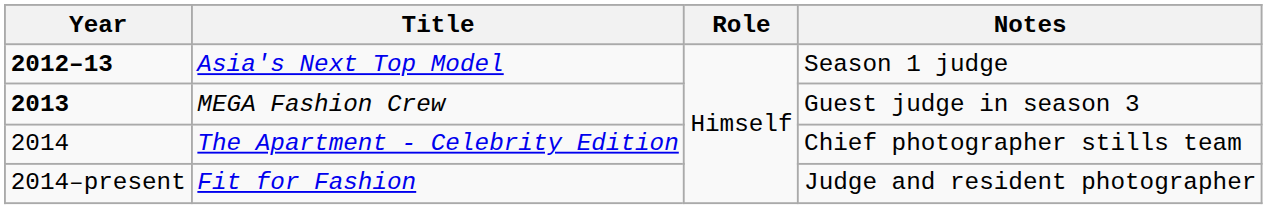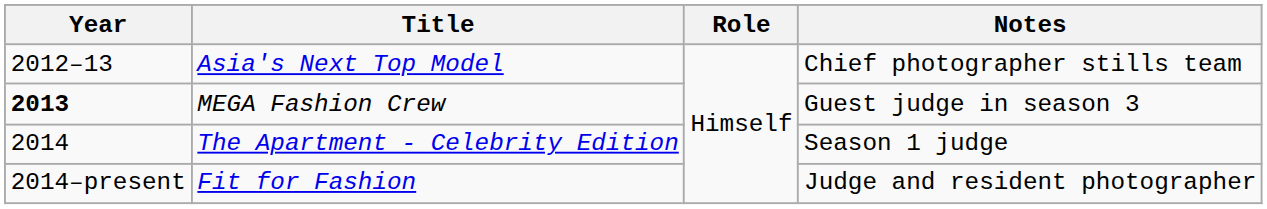(62, 64) bold -> (62, 64) normal
(906, 64) Season 1 judge -> (1023, 64) Chief photographer stills team
(1023, 144) Chief photographer stills team -> (906, 144) Season 1 judge
